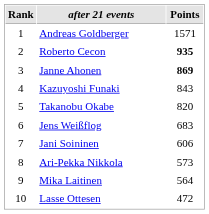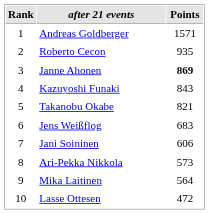(185, 52) bold -> (185, 52) normal
(185, 107) 820 -> (185, 107) 821
